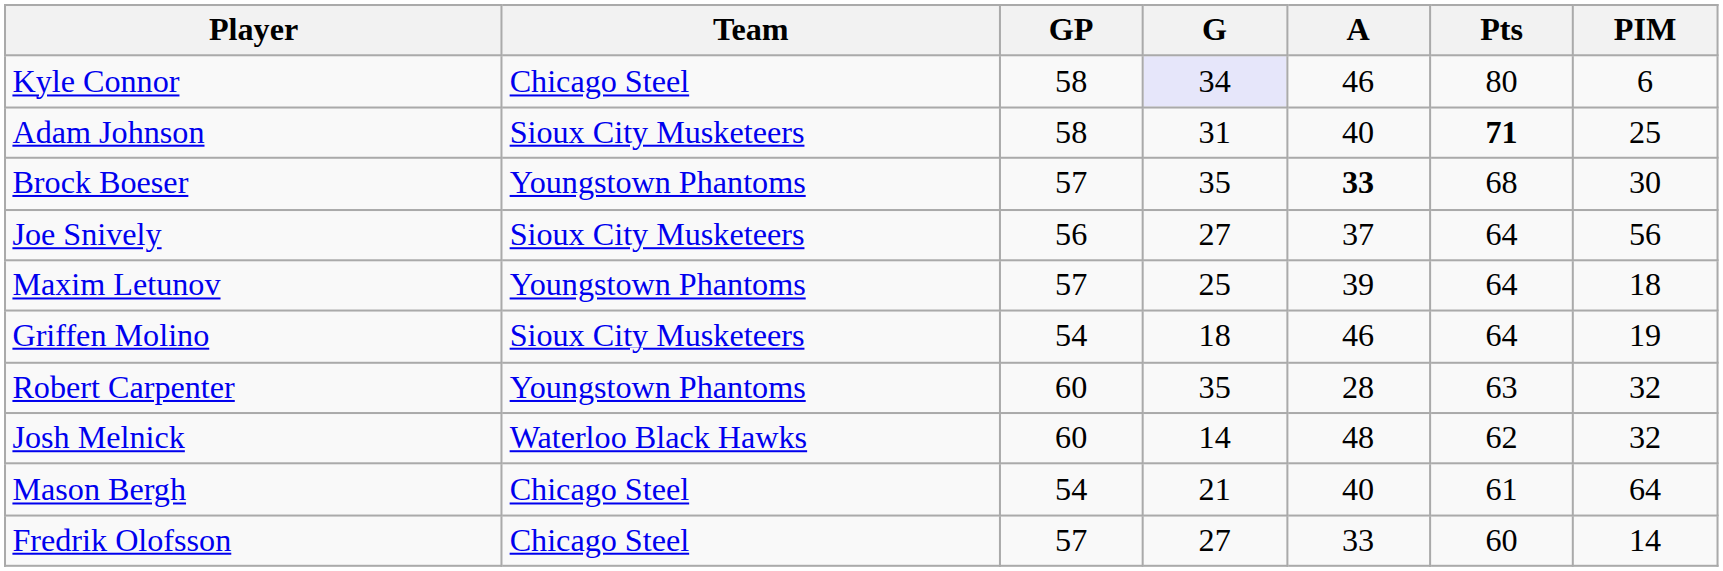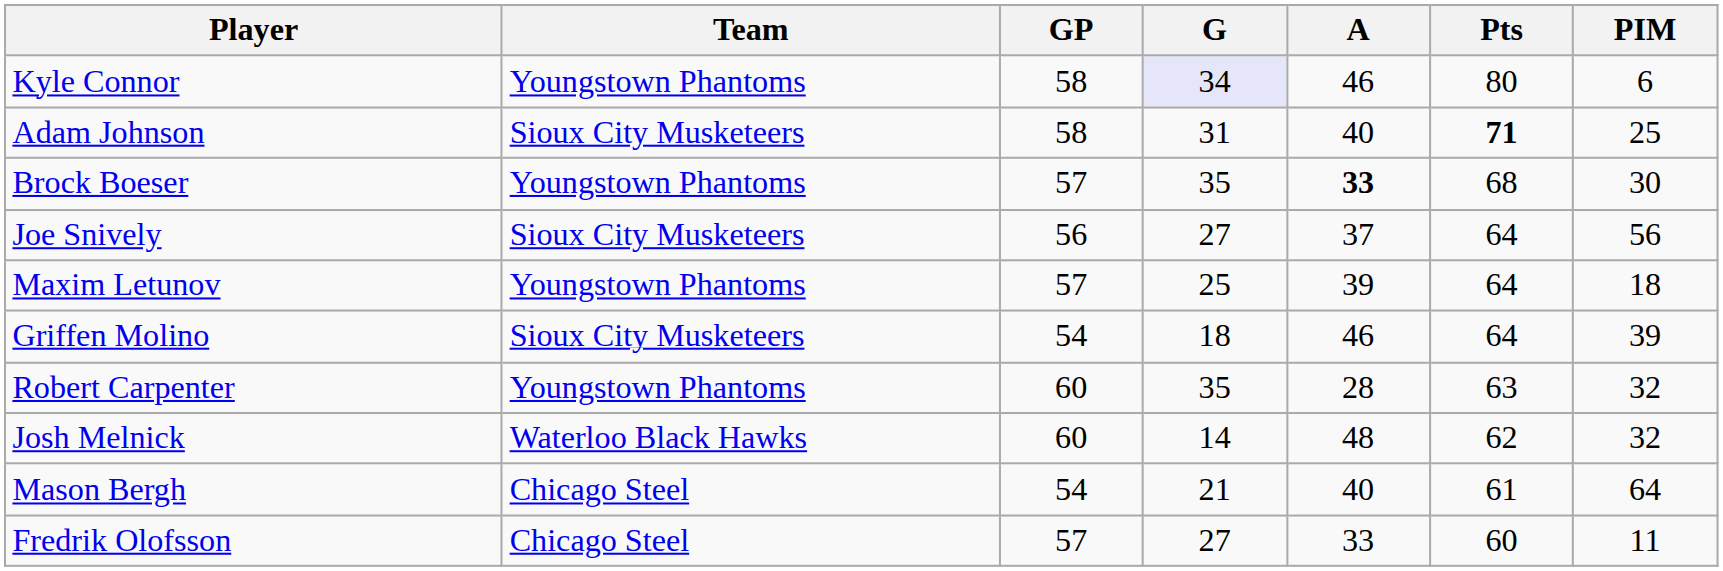(599, 81) Chicago Steel -> (658, 81) Youngstown Phantoms
(1645, 336) 19 -> (1645, 336) 39
(1645, 540) 14 -> (1645, 540) 11
